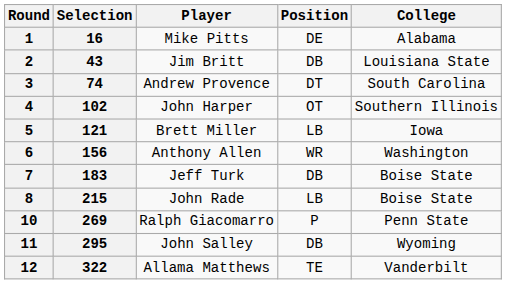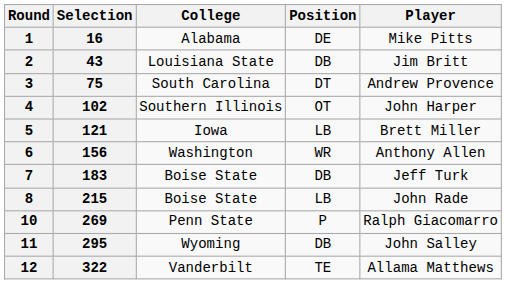columns swapped: (207, 16) <-> (426, 16)
(95, 85) 74 -> (95, 85) 75
